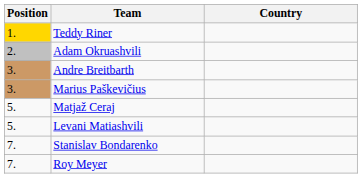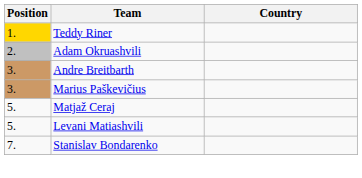- row: (80, 164)
